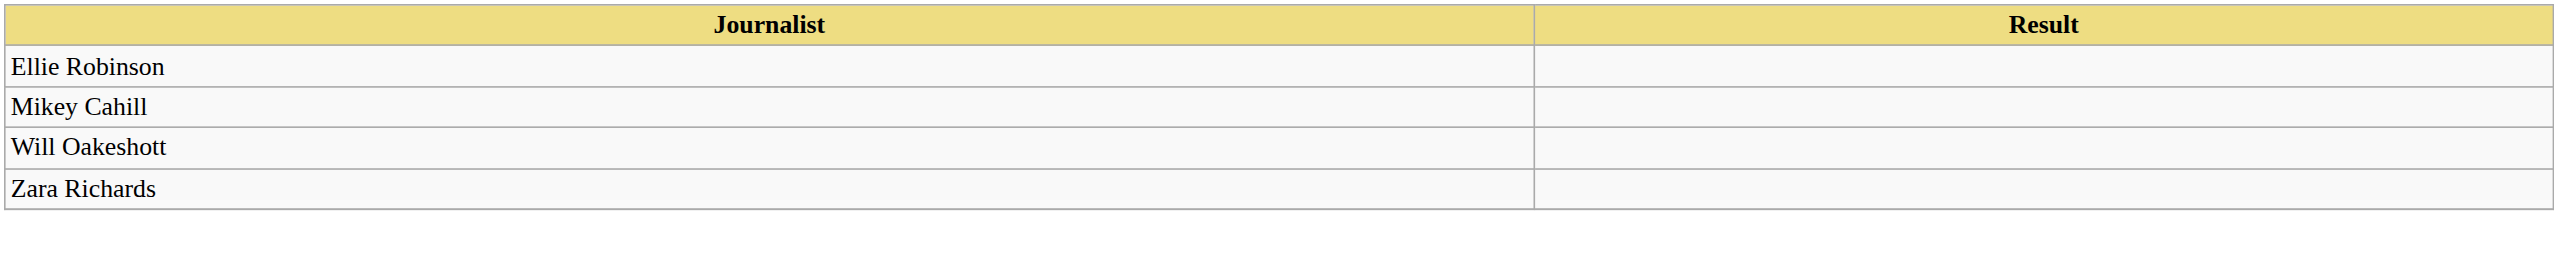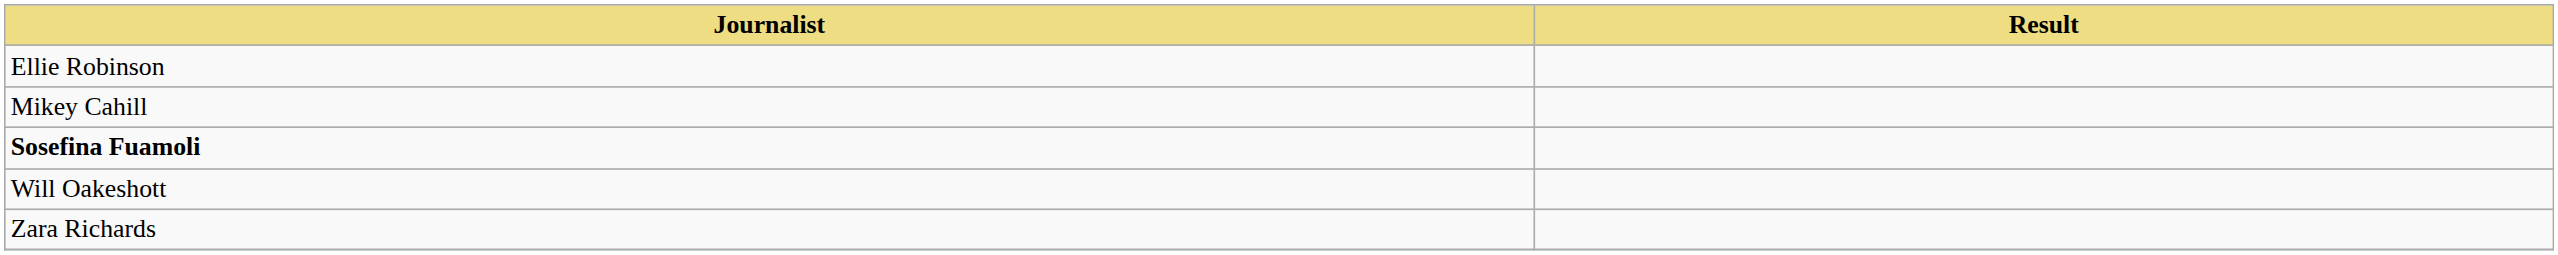+ row: (106, 147)
